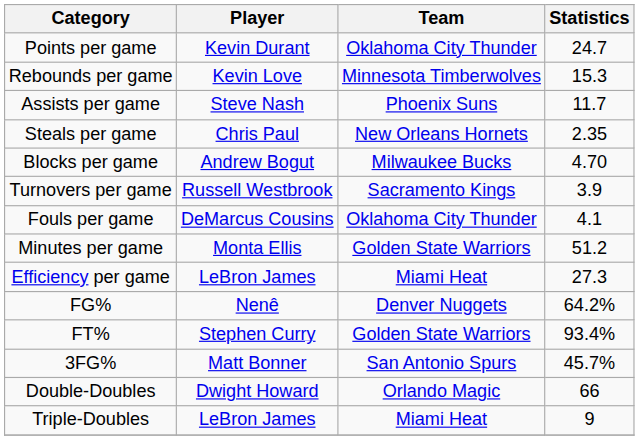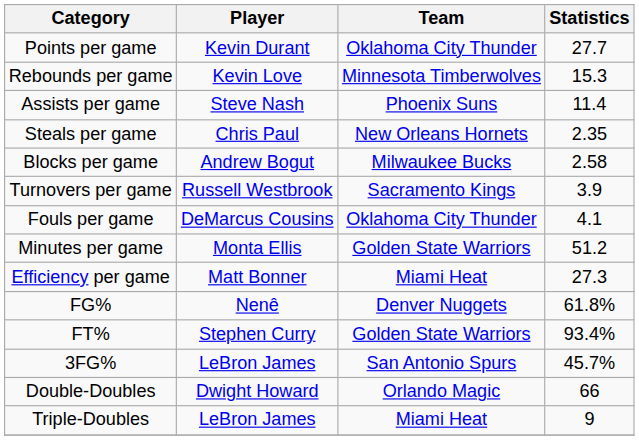(589, 47) 24.7 -> (589, 47) 27.7
(589, 104) 11.7 -> (589, 104) 11.4
(589, 162) 4.70 -> (589, 162) 2.58
(257, 276) LeBron James -> (257, 276) Matt Bonner
(589, 305) 64.2% -> (589, 305) 61.8%
(257, 362) Matt Bonner -> (257, 362) LeBron James
